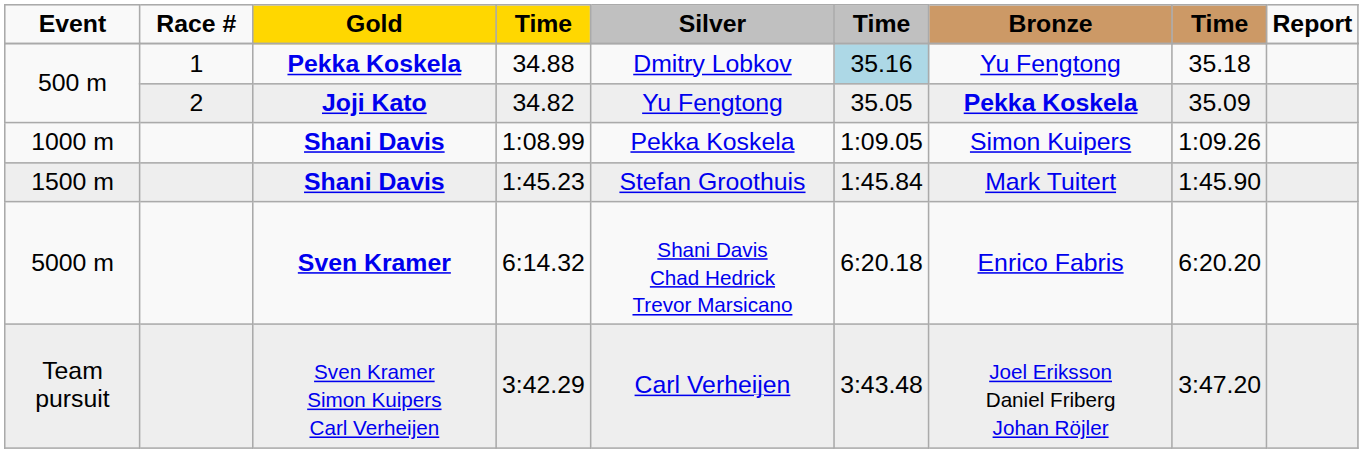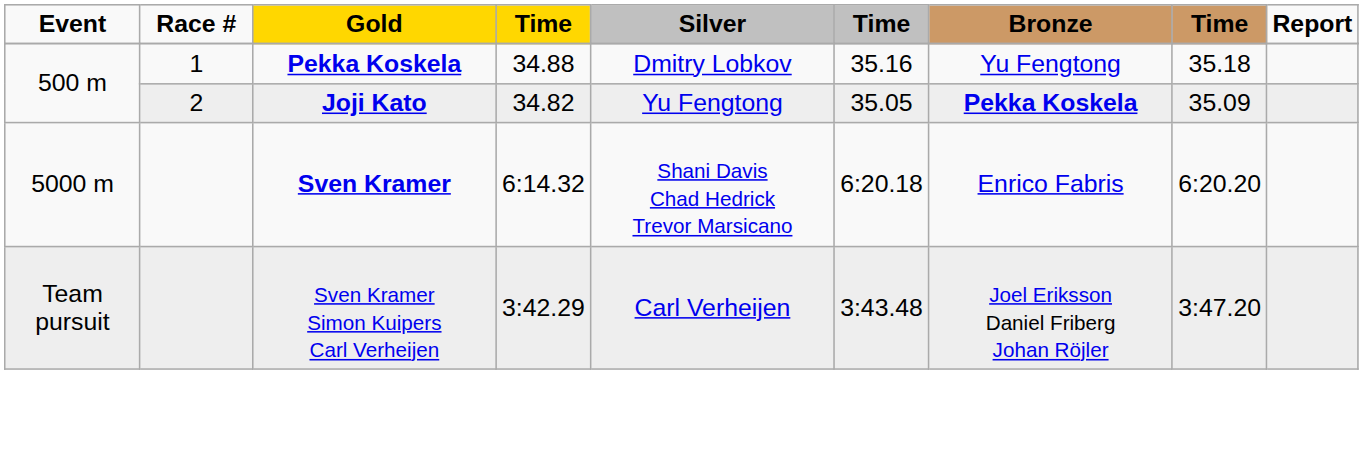(882, 63) lightblue background -> (882, 63) no background
- row: (543, 142)
- row: (543, 181)
